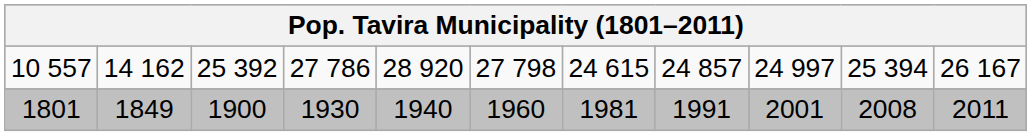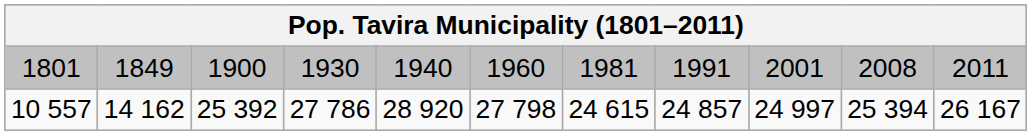rows swapped: (51, 109) <-> (51, 67)
